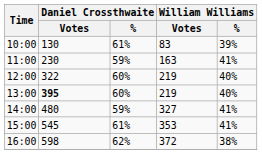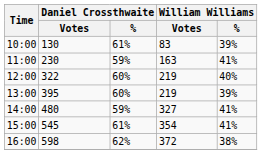(50, 93) bold -> (50, 93) normal
(228, 93) 40% -> (228, 93) 39%
(168, 125) 353 -> (168, 125) 354
